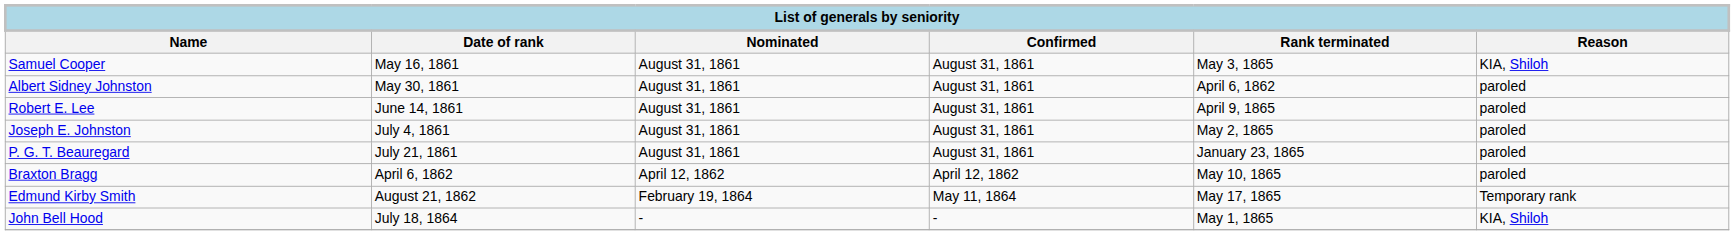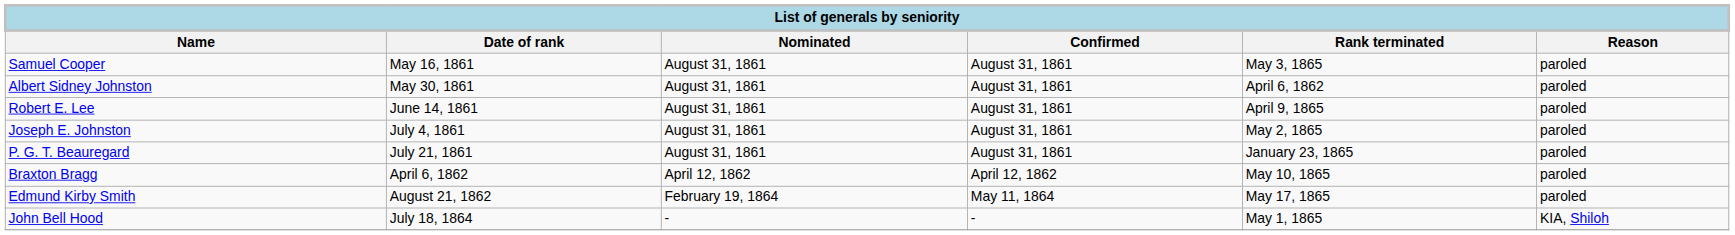(1514, 64) KIA, Shiloh -> (1563, 64) paroled
(1528, 197) Temporary rank -> (1563, 197) paroled
